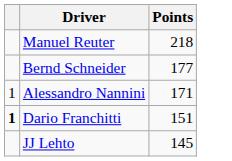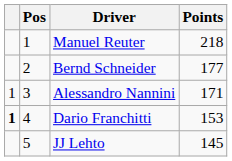+ column: (34, 17)
(182, 118) 151 -> (212, 118) 153
